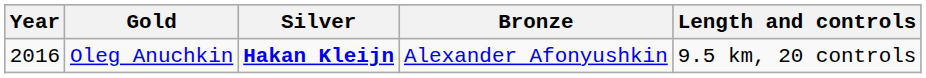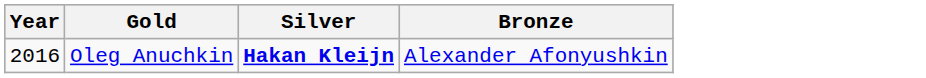- column: (797, 22)
